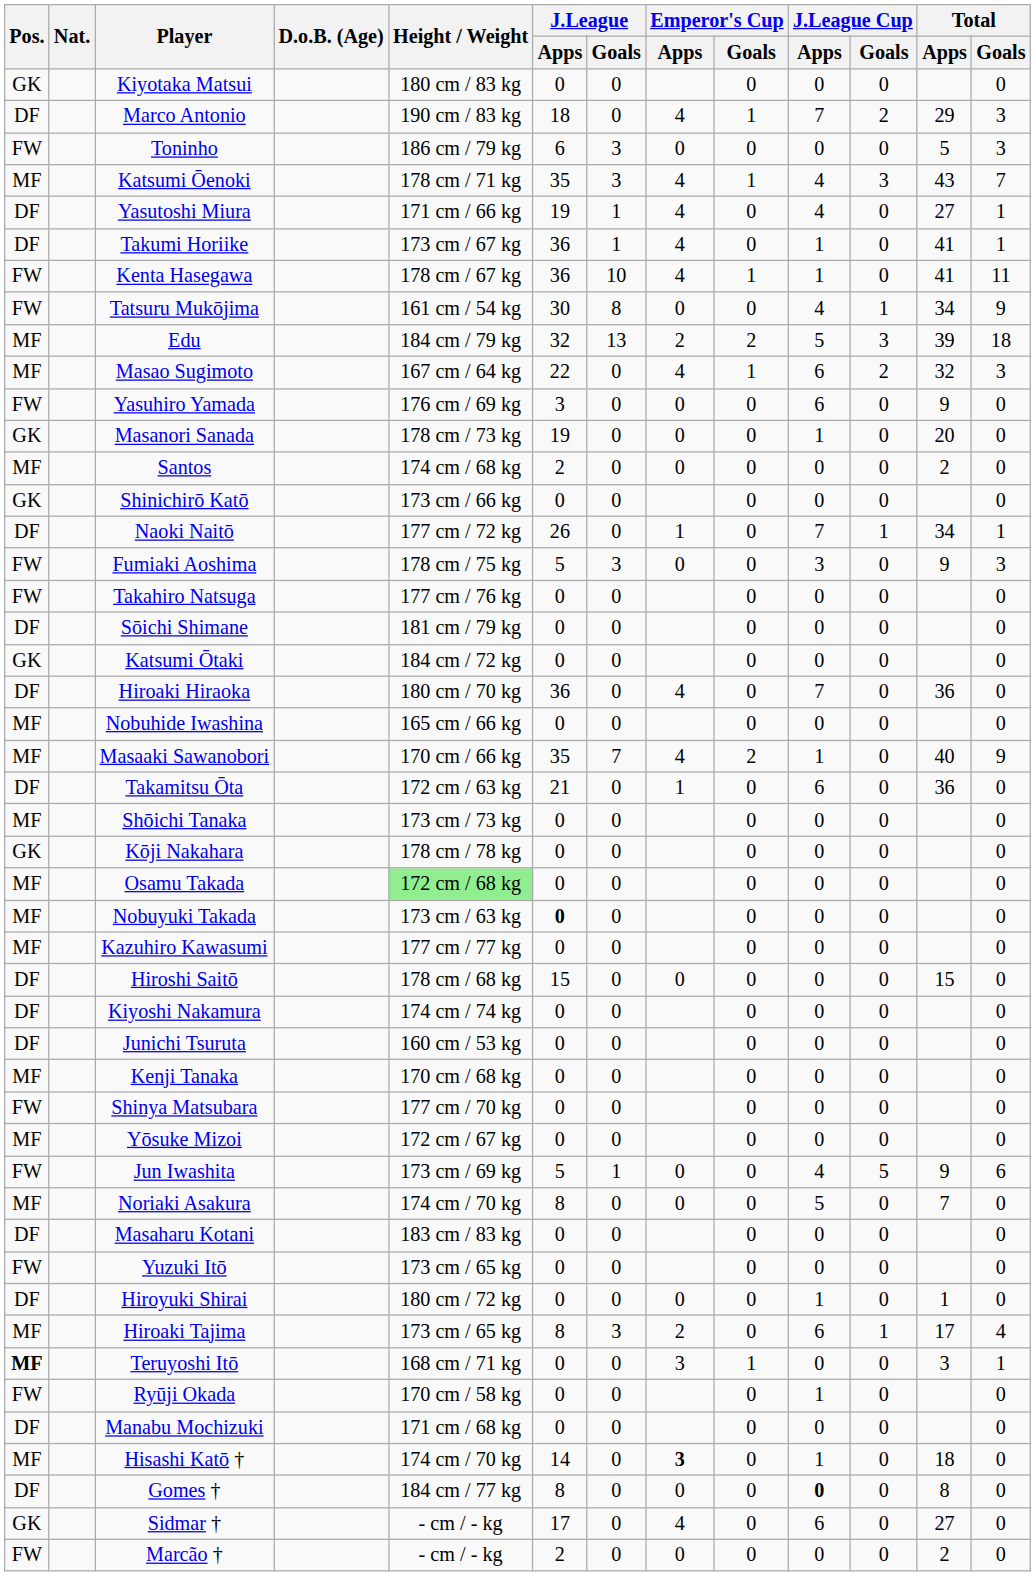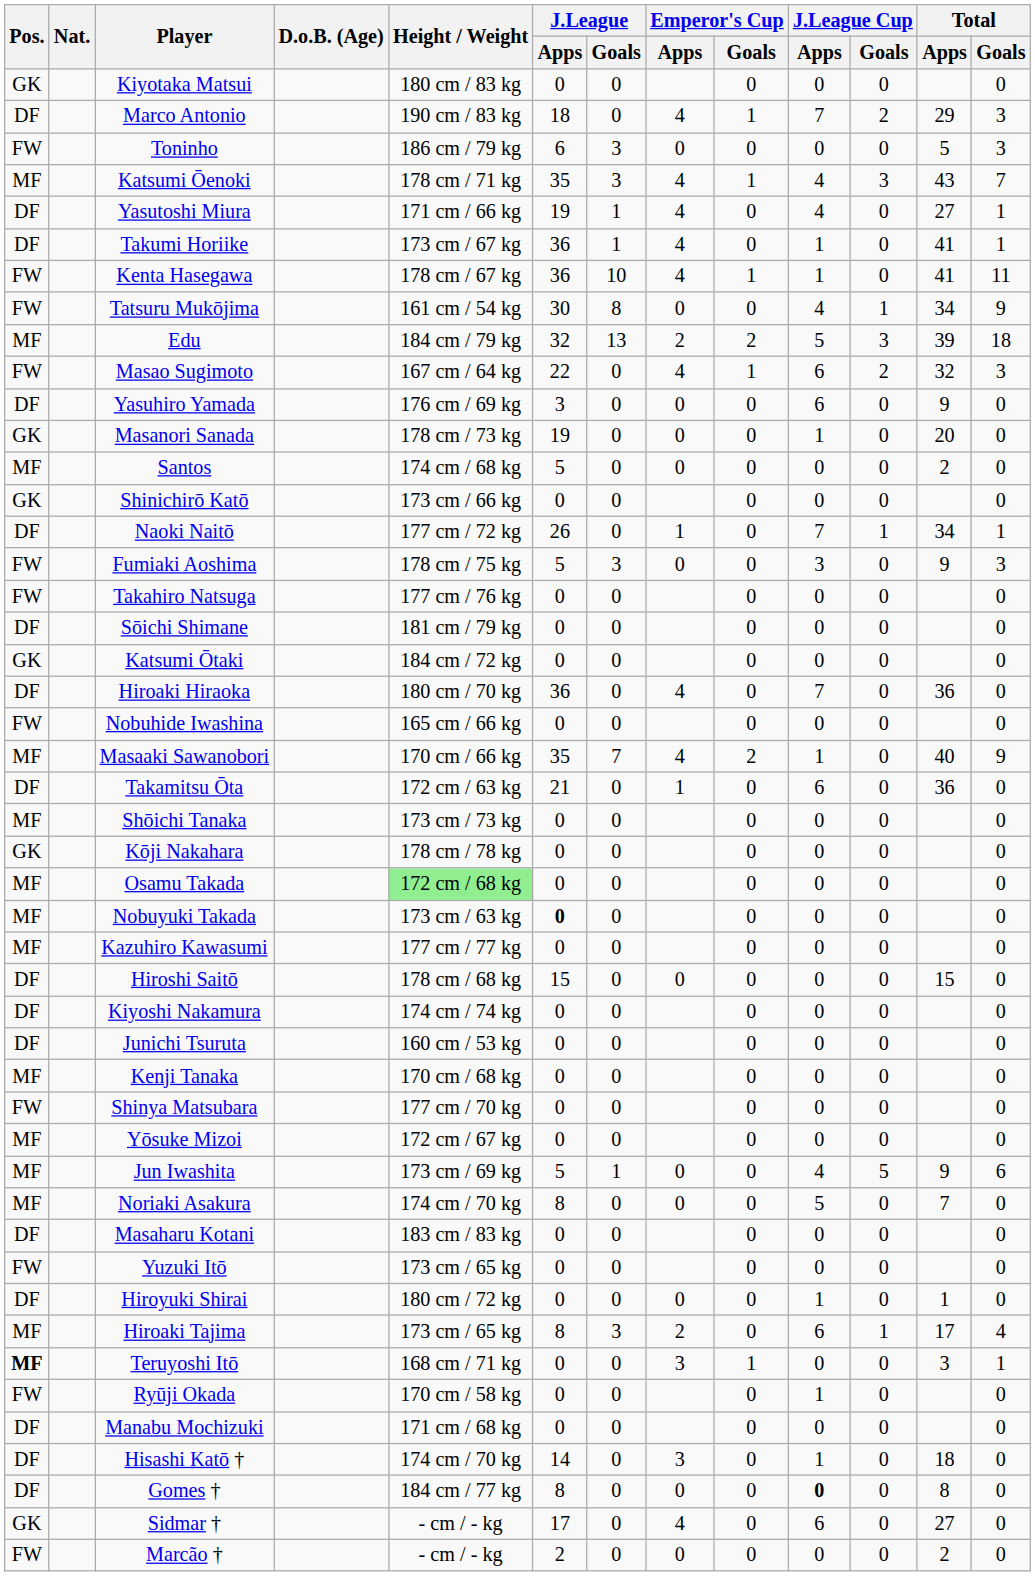(27, 372) MF -> (27, 372) FW
(27, 404) FW -> (27, 404) DF
(560, 468) 2 -> (560, 468) 5
(27, 723) MF -> (27, 723) FW
(27, 1171) FW -> (27, 1171) MF
(27, 1459) MF -> (27, 1459) DF
(680, 1459) bold -> (680, 1459) normal
